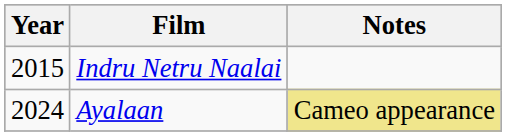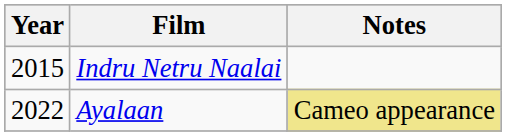(38, 109) 2024 -> (38, 109) 2022
